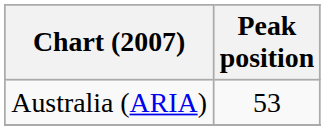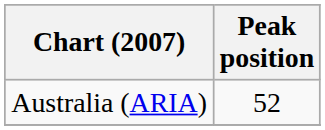(267, 102) 53 -> (267, 102) 52
